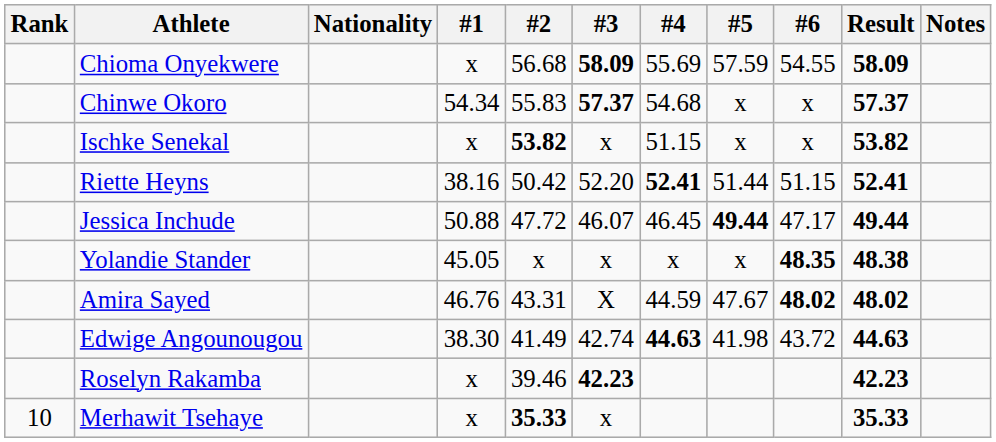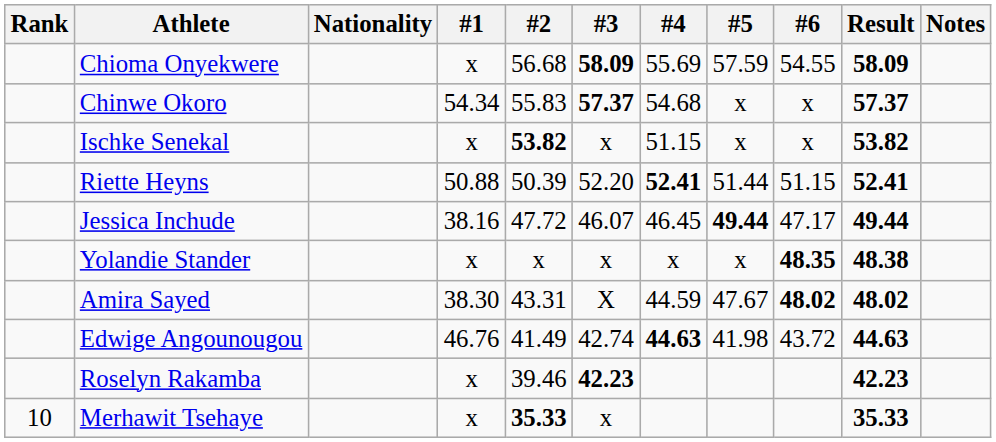(472, 181) 38.16 -> (472, 181) 50.88
(539, 181) 50.42 -> (539, 181) 50.39
(472, 220) 50.88 -> (472, 220) 38.16
(472, 260) 45.05 -> (472, 260) x
(472, 299) 46.76 -> (472, 299) 38.30
(472, 338) 38.30 -> (472, 338) 46.76
